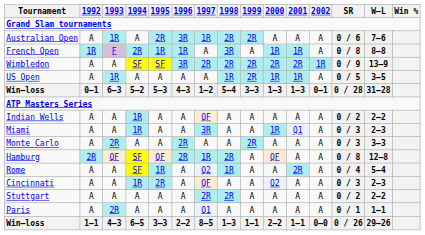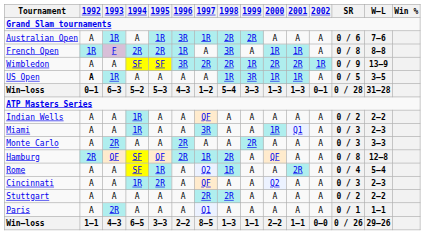(160, 37) 2R -> (160, 37) 1R
(160, 50) 1R -> (160, 50) 2R
(252, 64) 2R -> (252, 64) 1R
(91, 77) normal -> (91, 77) bold
(252, 77) 2R -> (252, 77) 3R
